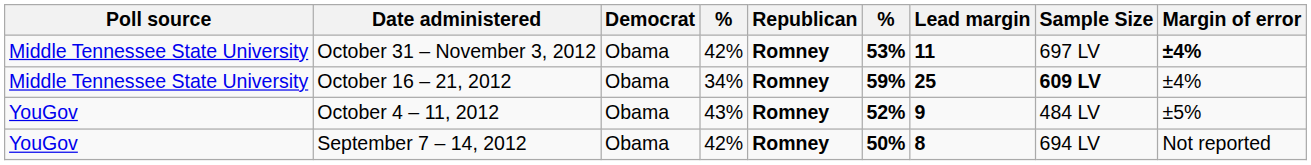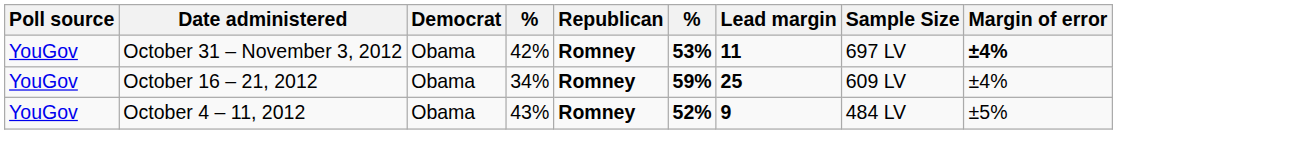(159, 50) Middle Tennessee State University -> (43, 50) YouGov
(159, 81) Middle Tennessee State University -> (43, 81) YouGov
(1070, 81) bold -> (876, 81) normal
- row: (422, 143)
